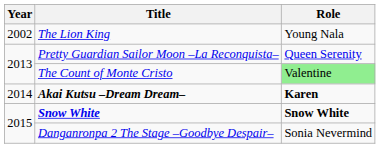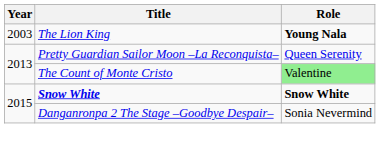(20, 34) 2002 -> (20, 34) 2003
(314, 34) normal -> (315, 34) bold
- row: (112, 93)
